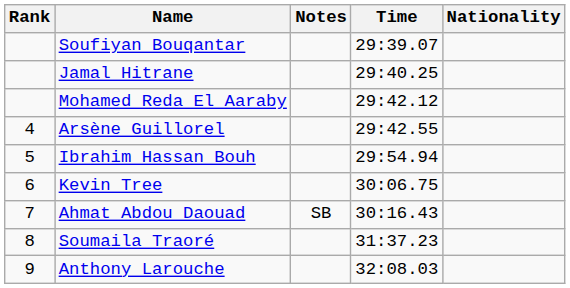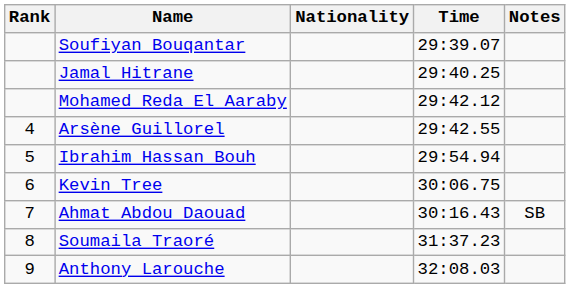columns swapped: (504, 19) <-> (321, 19)
